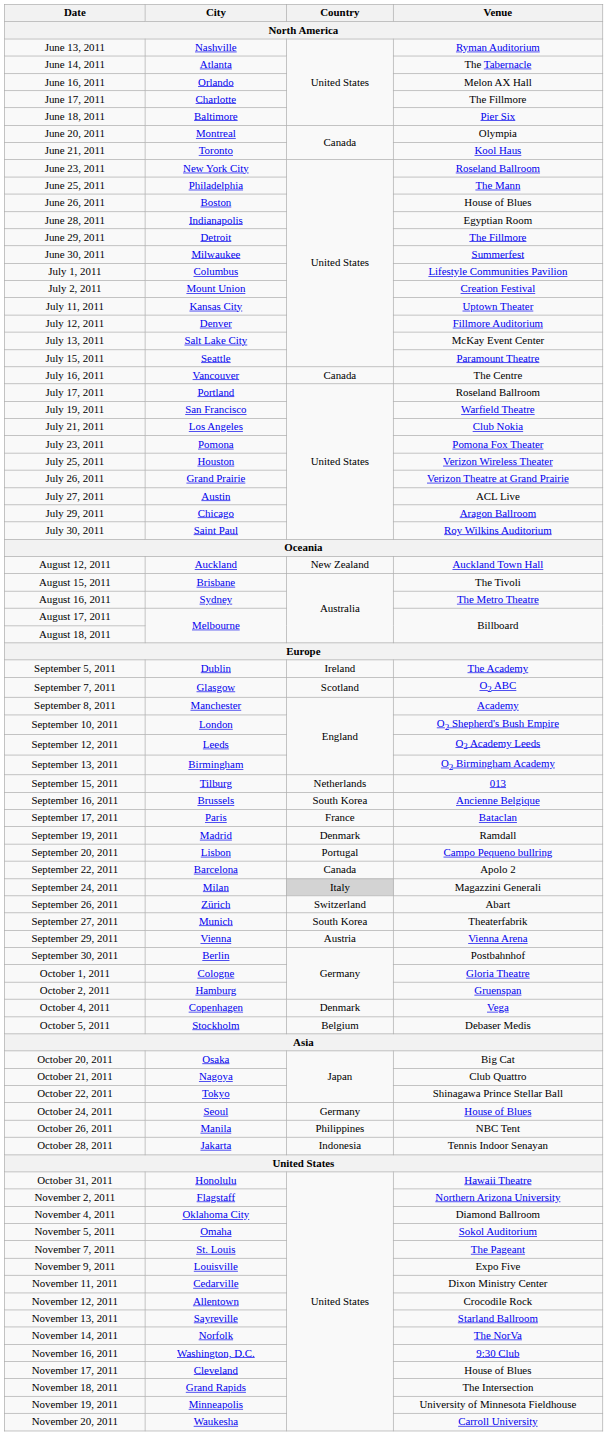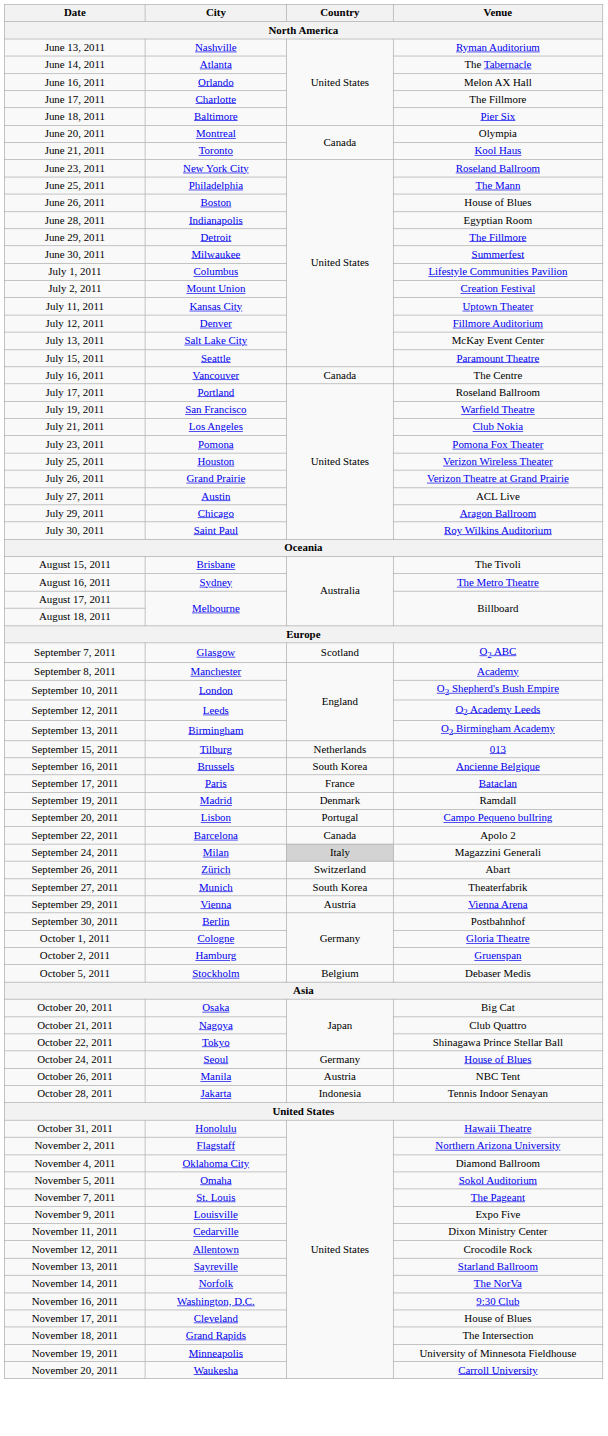- row: (75, 565)
- row: (75, 668)
- row: (75, 1008)
(340, 1128) Philippines -> (340, 1077) Austria
